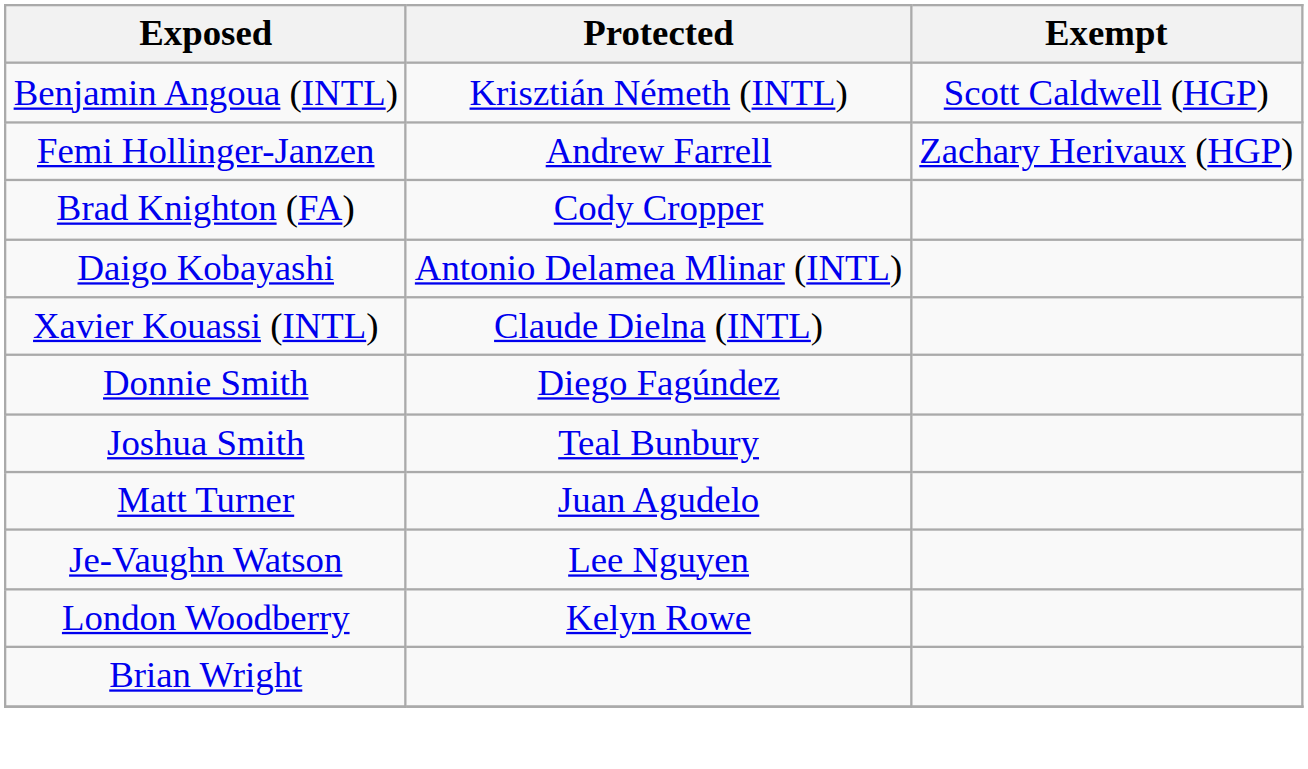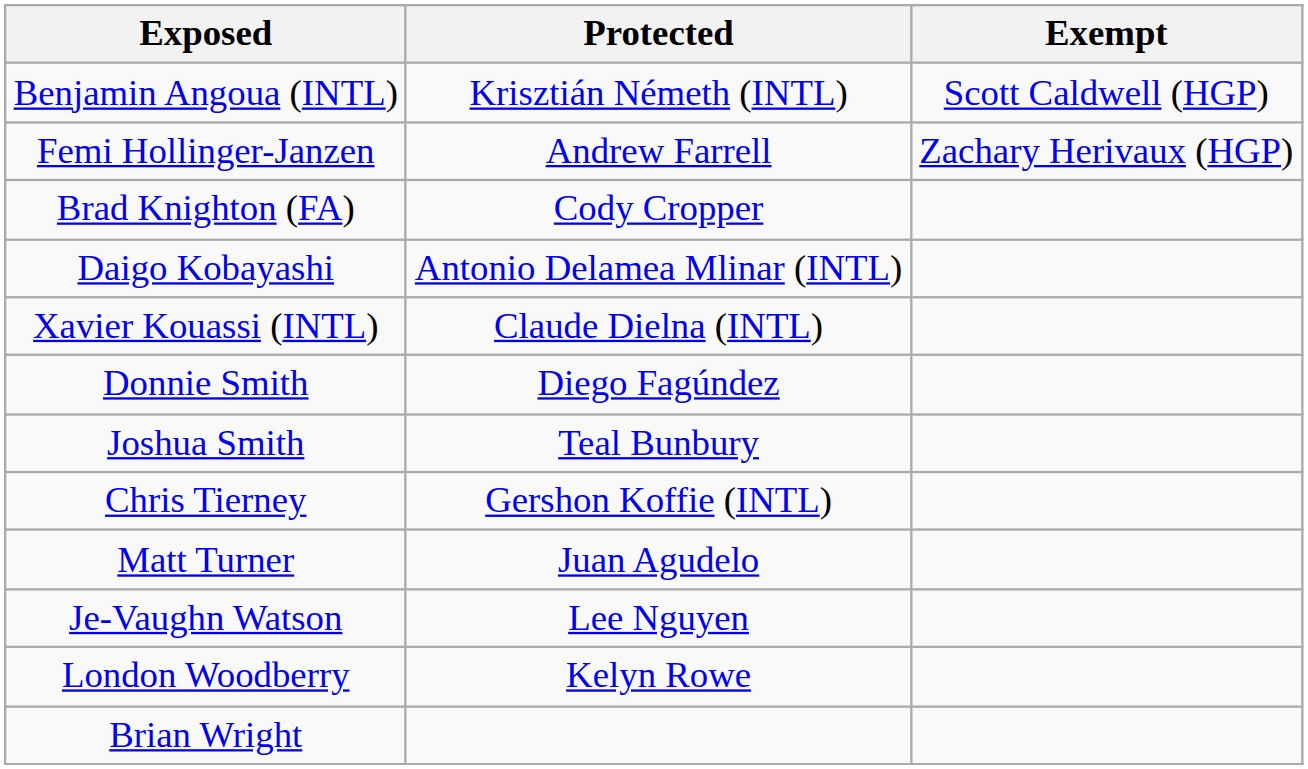+ row: (206, 500)
